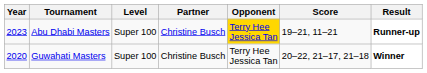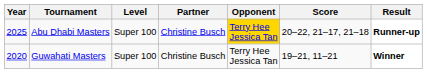(17, 32) 2023 -> (17, 32) 2025
(310, 32) 19–21, 11–21 -> (325, 32) 20–22, 21–17, 21–18
(325, 56) 20–22, 21–17, 21–18 -> (310, 56) 19–21, 11–21
